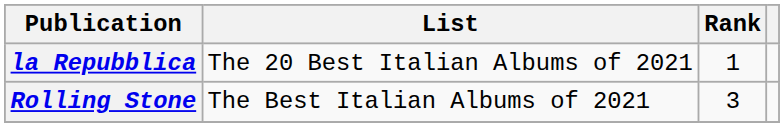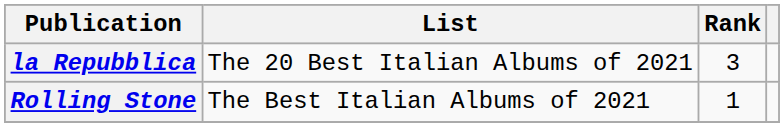(733, 63) 1 -> (733, 63) 3
(733, 102) 3 -> (733, 102) 1
